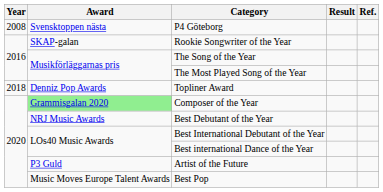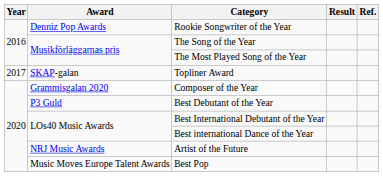- row: (198, 27)
(54, 42) SKAP-galan -> (68, 27) Denniz Pop Awards
(16, 88) 2018 -> (16, 73) 2017
(68, 88) Denniz Pop Awards -> (54, 73) SKAP-galan
(69, 103) lightgreen background -> (69, 88) no background
(67, 118) NRJ Music Awards -> (46, 103) P3 Guld
(46, 164) P3 Guld -> (67, 149) NRJ Music Awards
